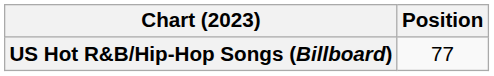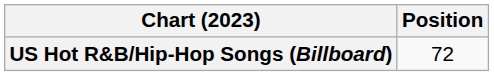(443, 53) 77 -> (443, 53) 72
